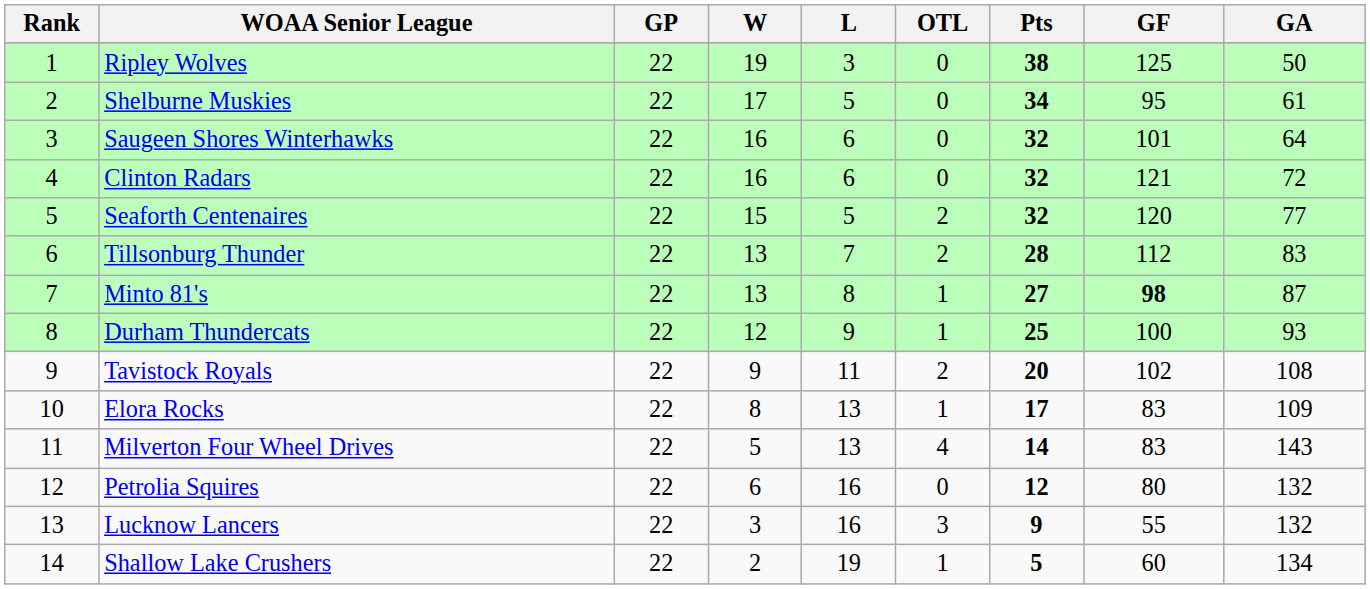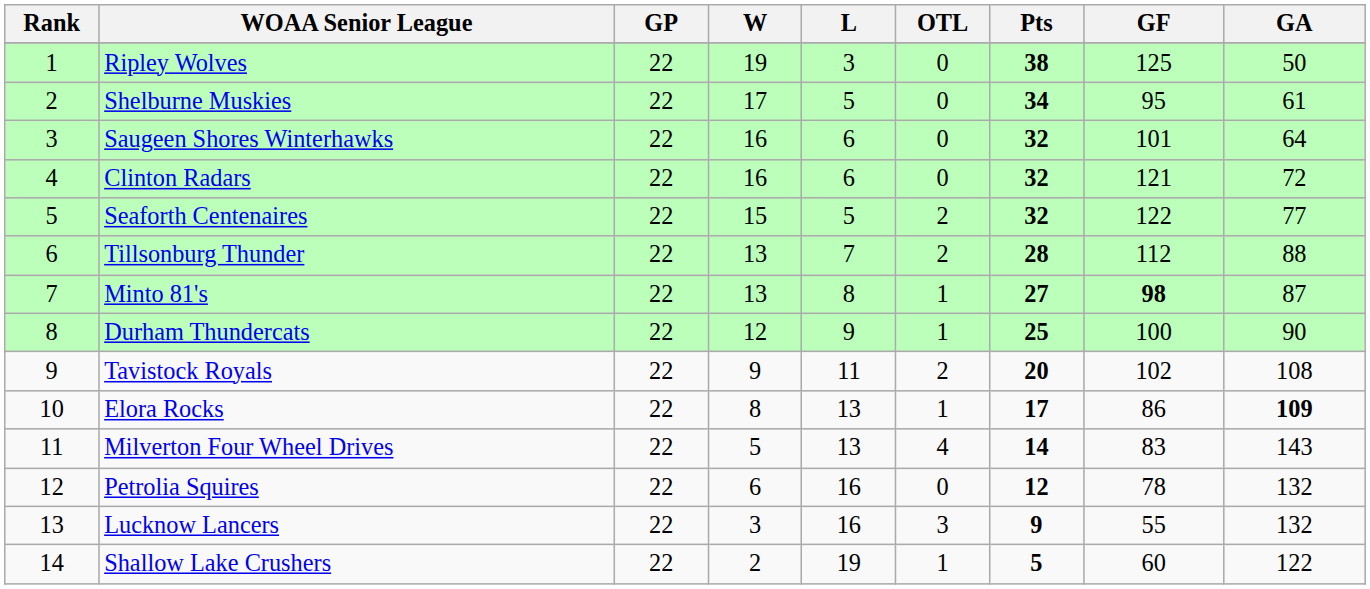(1154, 216) 120 -> (1154, 216) 122
(1294, 255) 83 -> (1294, 255) 88
(1294, 332) 93 -> (1294, 332) 90
(1154, 409) 83 -> (1154, 409) 86
(1294, 409) normal -> (1294, 409) bold
(1154, 486) 80 -> (1154, 486) 78
(1294, 563) 134 -> (1294, 563) 122
